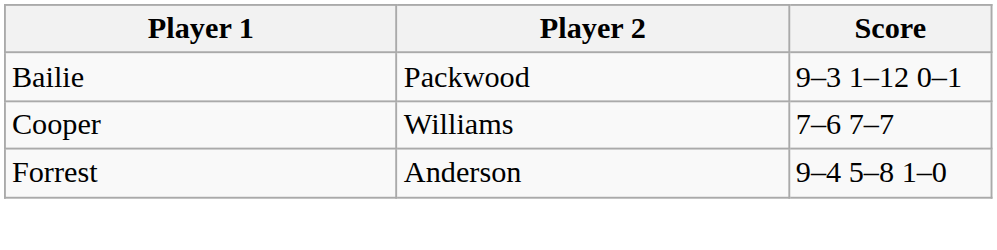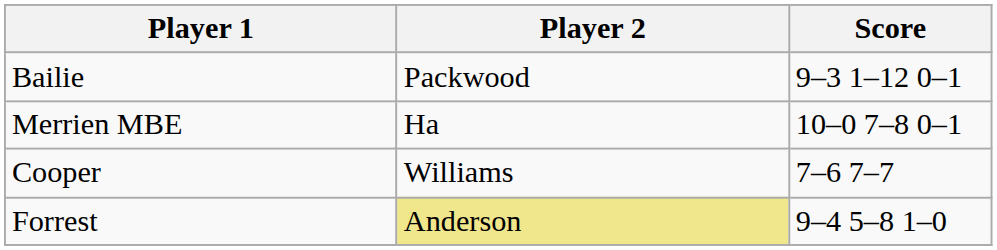+ row: (97, 124)
(463, 172) no background -> (463, 220) khaki background
